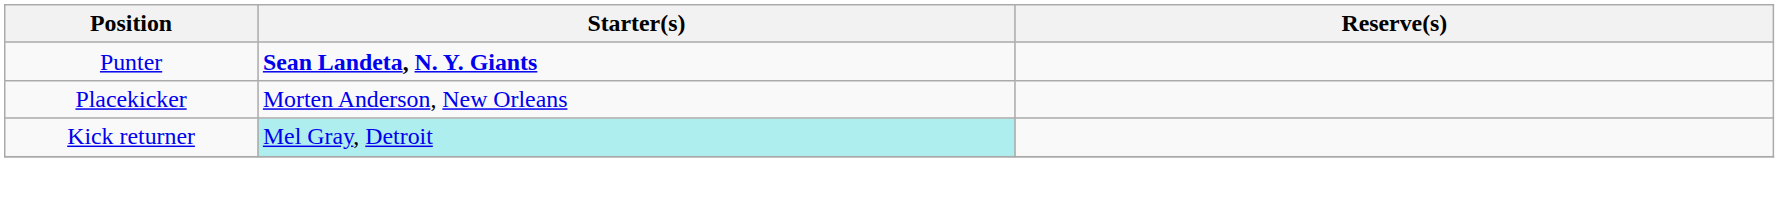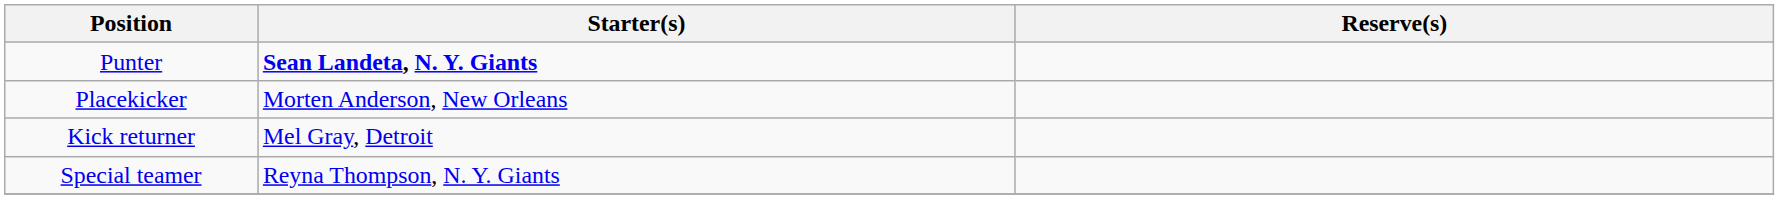(348, 136) paleturquoise background -> (348, 136) no background
+ row: (131, 174)
